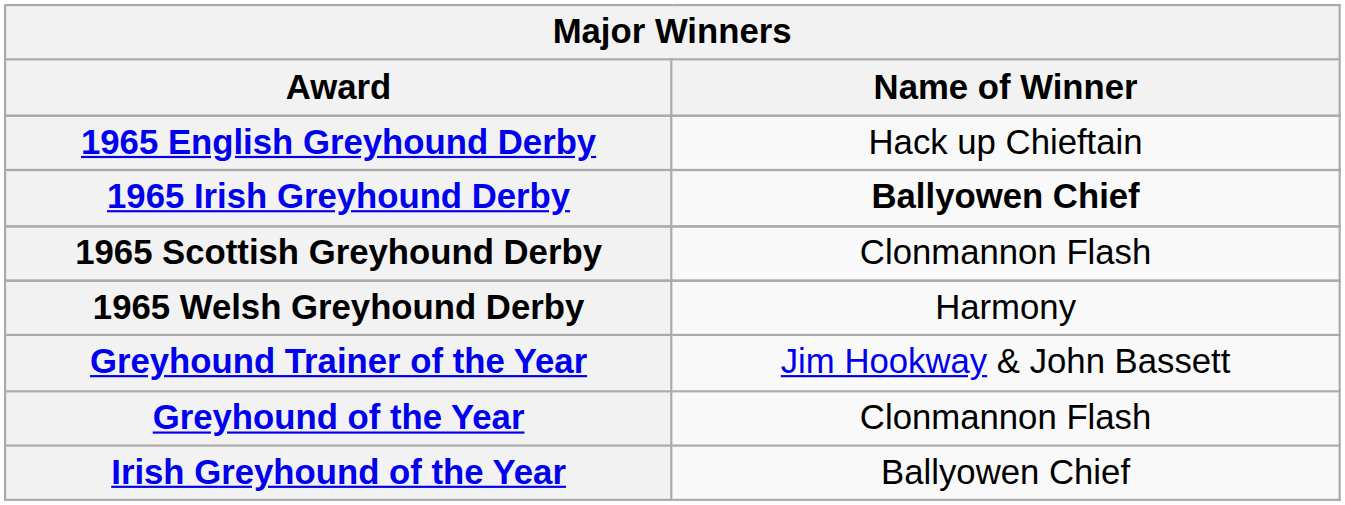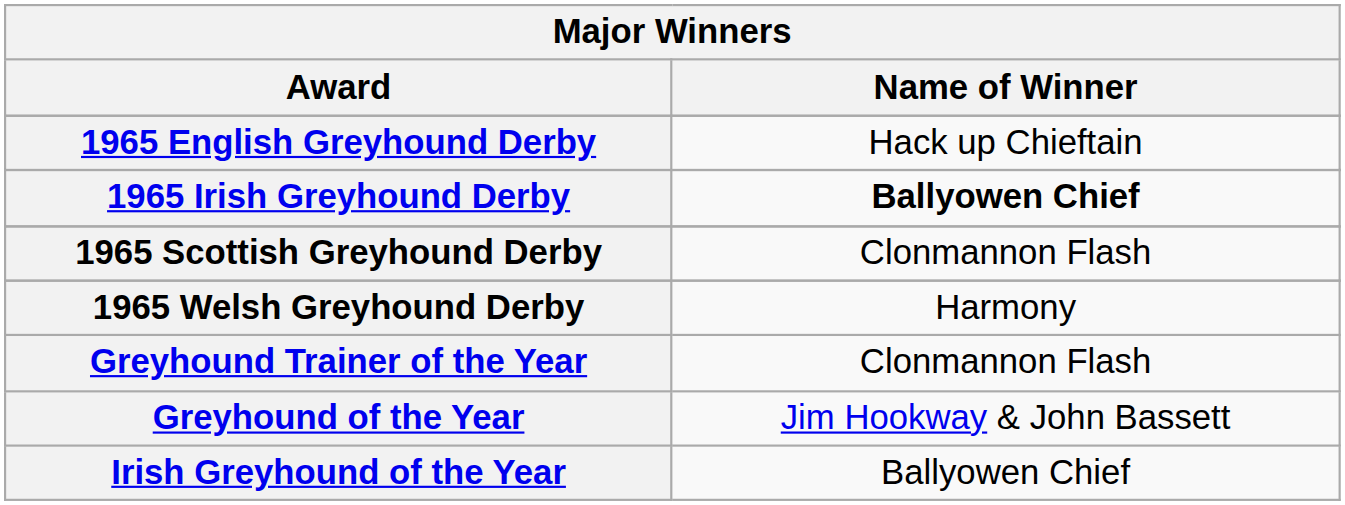(1006, 362) Jim Hookway & John Bassett -> (1006, 362) Clonmannon Flash
(1006, 417) Clonmannon Flash -> (1006, 417) Jim Hookway & John Bassett
